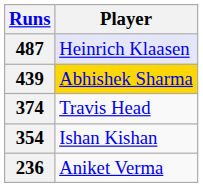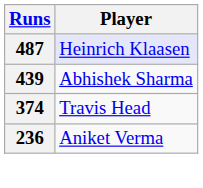(126, 78) gold background -> (126, 78) no background
- row: (30, 138)
